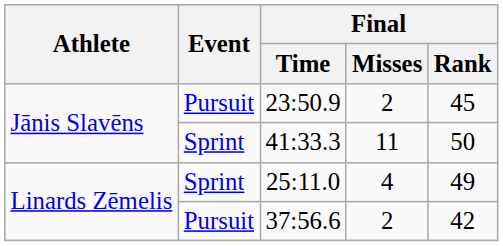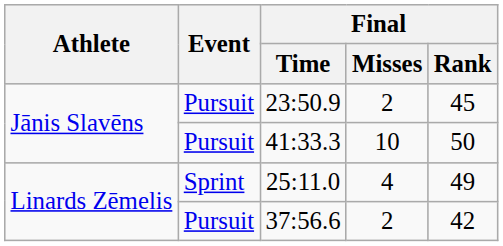(214, 142) Sprint -> (219, 142) Pursuit
(387, 142) 11 -> (387, 142) 10
